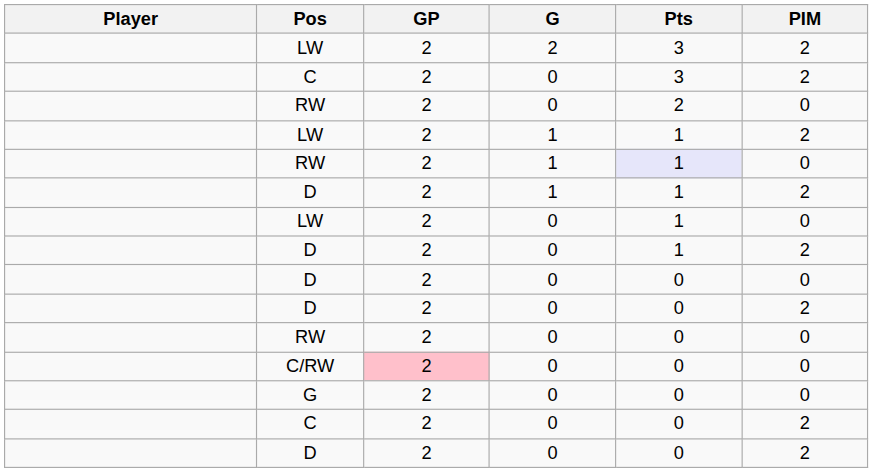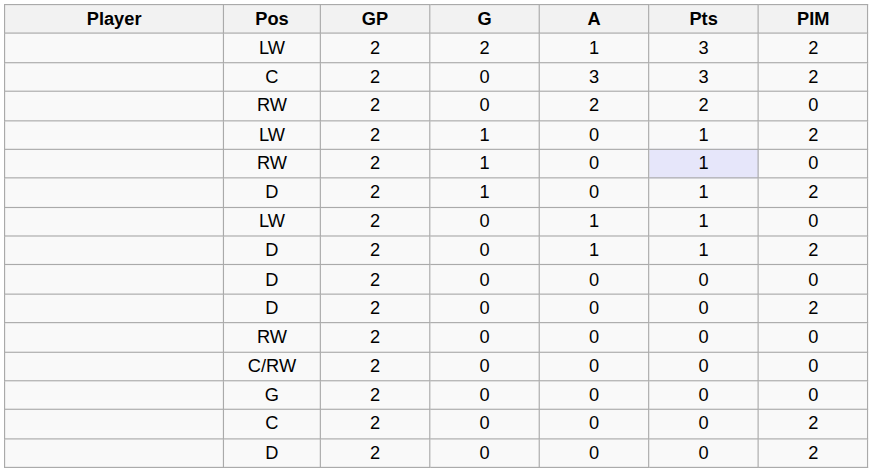+ column: (594, 18)
(426, 366) pink background -> (375, 366) no background
